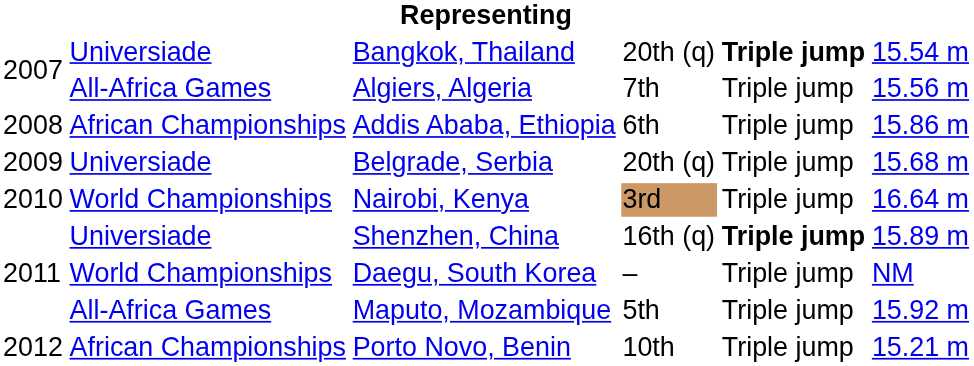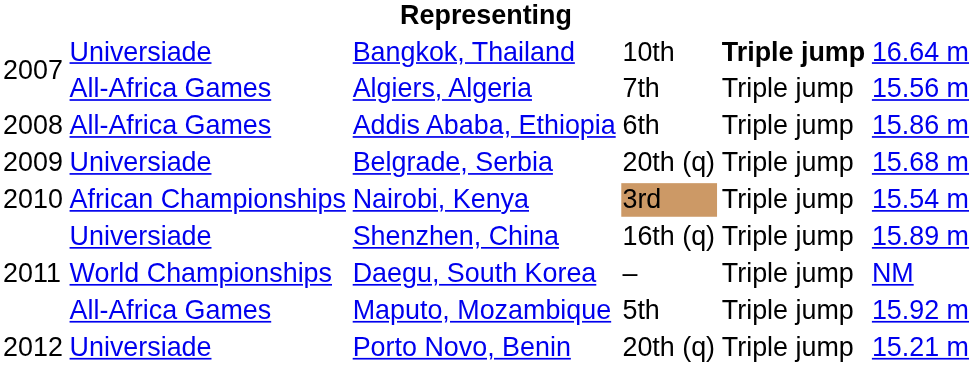(669, 51) 20th (q) -> (649, 51) 10th
(920, 51) 15.54 m -> (920, 51) 16.64 m
(208, 125) African Championships -> (170, 125) All-Africa Games
(201, 199) World Championships -> (208, 199) African Championships
(920, 199) 16.64 m -> (920, 199) 15.54 m
(793, 236) bold -> (788, 236) normal
(208, 347) African Championships -> (141, 347) Universiade
(649, 347) 10th -> (669, 347) 20th (q)
